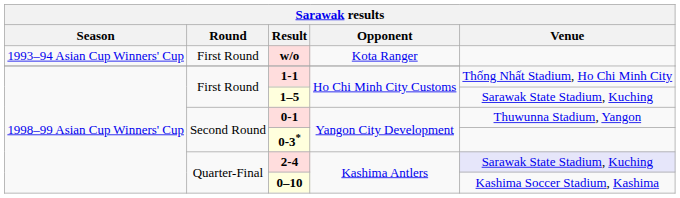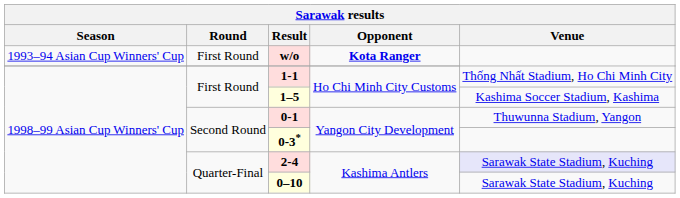(385, 55) normal -> (385, 55) bold
(567, 96) Sarawak State Stadium, Kuching -> (567, 96) Kashima Soccer Stadium, Kashima
(567, 182) Kashima Soccer Stadium, Kashima -> (567, 182) Sarawak State Stadium, Kuching
